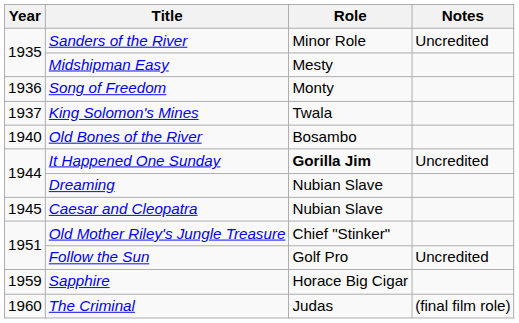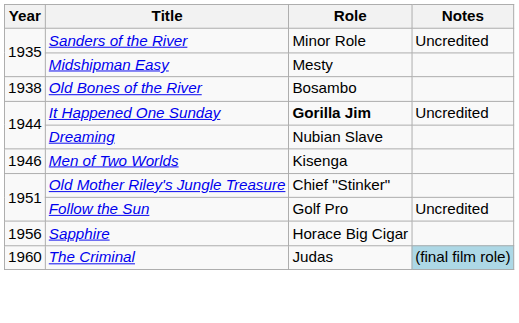- row: (108, 88)
- row: (124, 112)
(25, 137) 1940 -> (25, 88) 1938
- row: (123, 209)
+ row: (114, 161)
(25, 281) 1959 -> (25, 233) 1956
(463, 305) no background -> (463, 257) lightblue background
